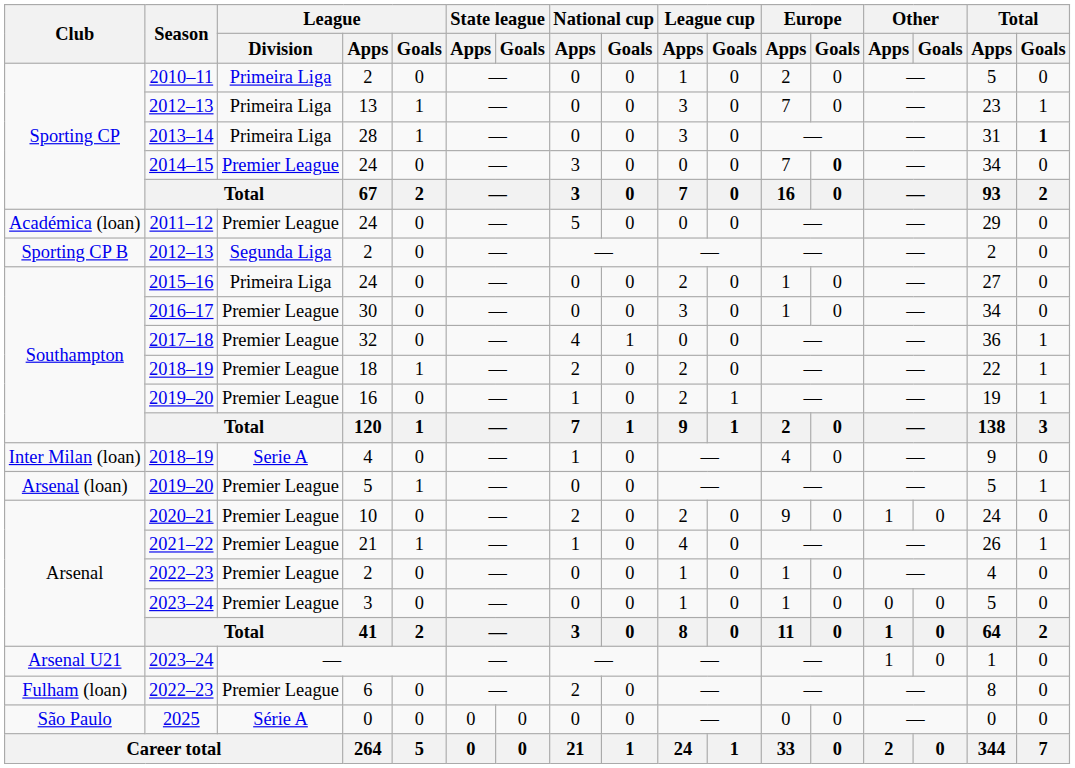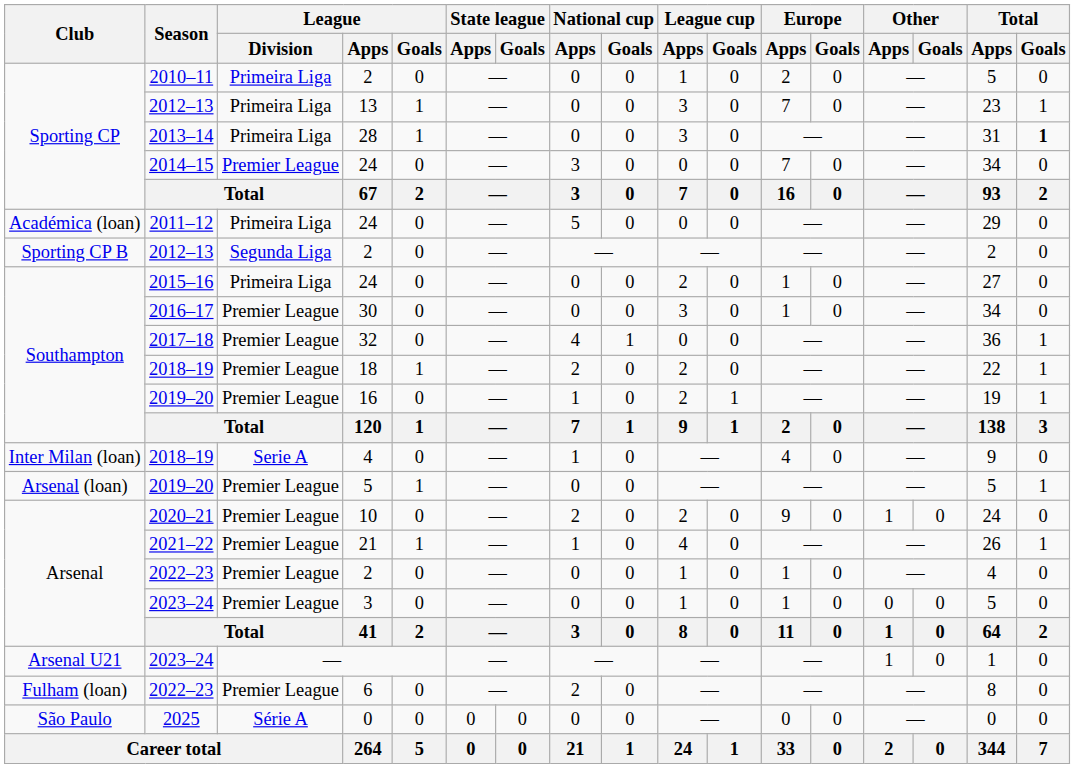(837, 164) bold -> (837, 164) normal
(280, 223) Premier League -> (280, 223) Primeira Liga
